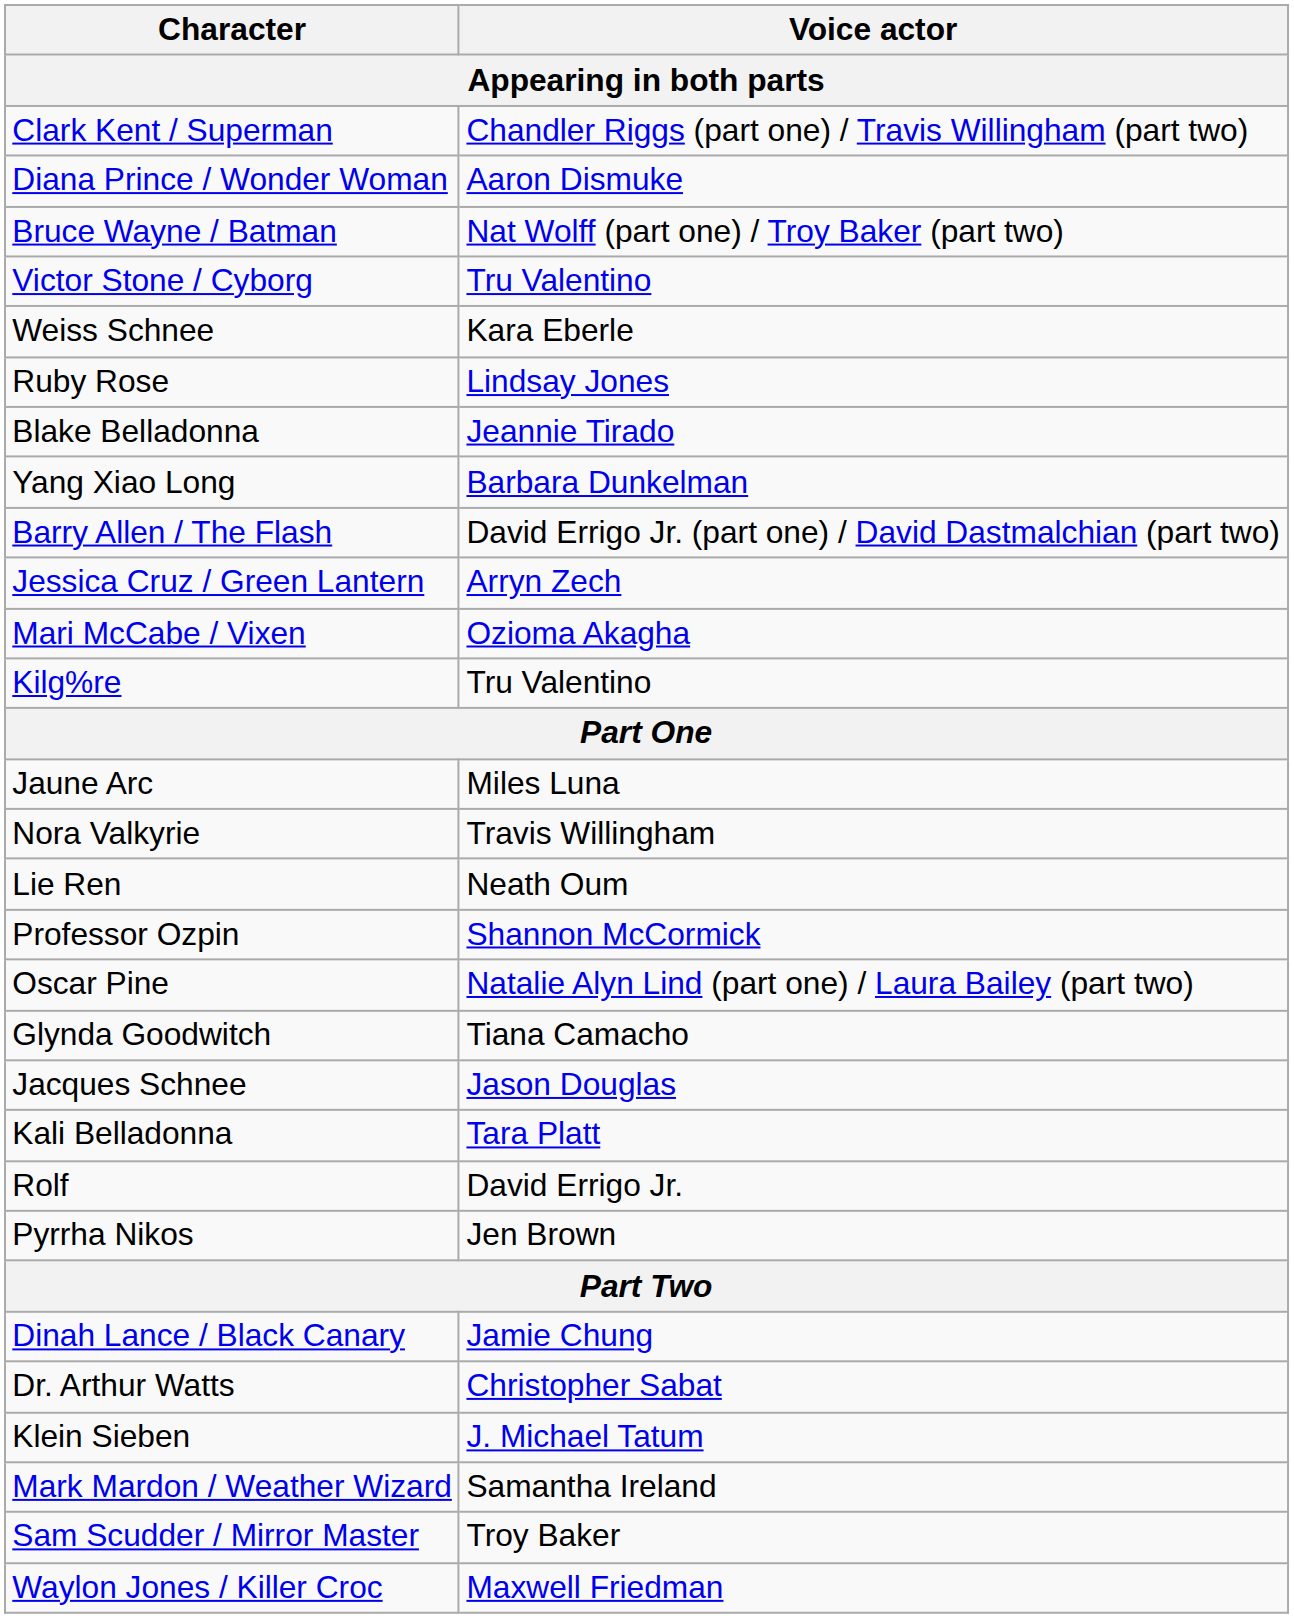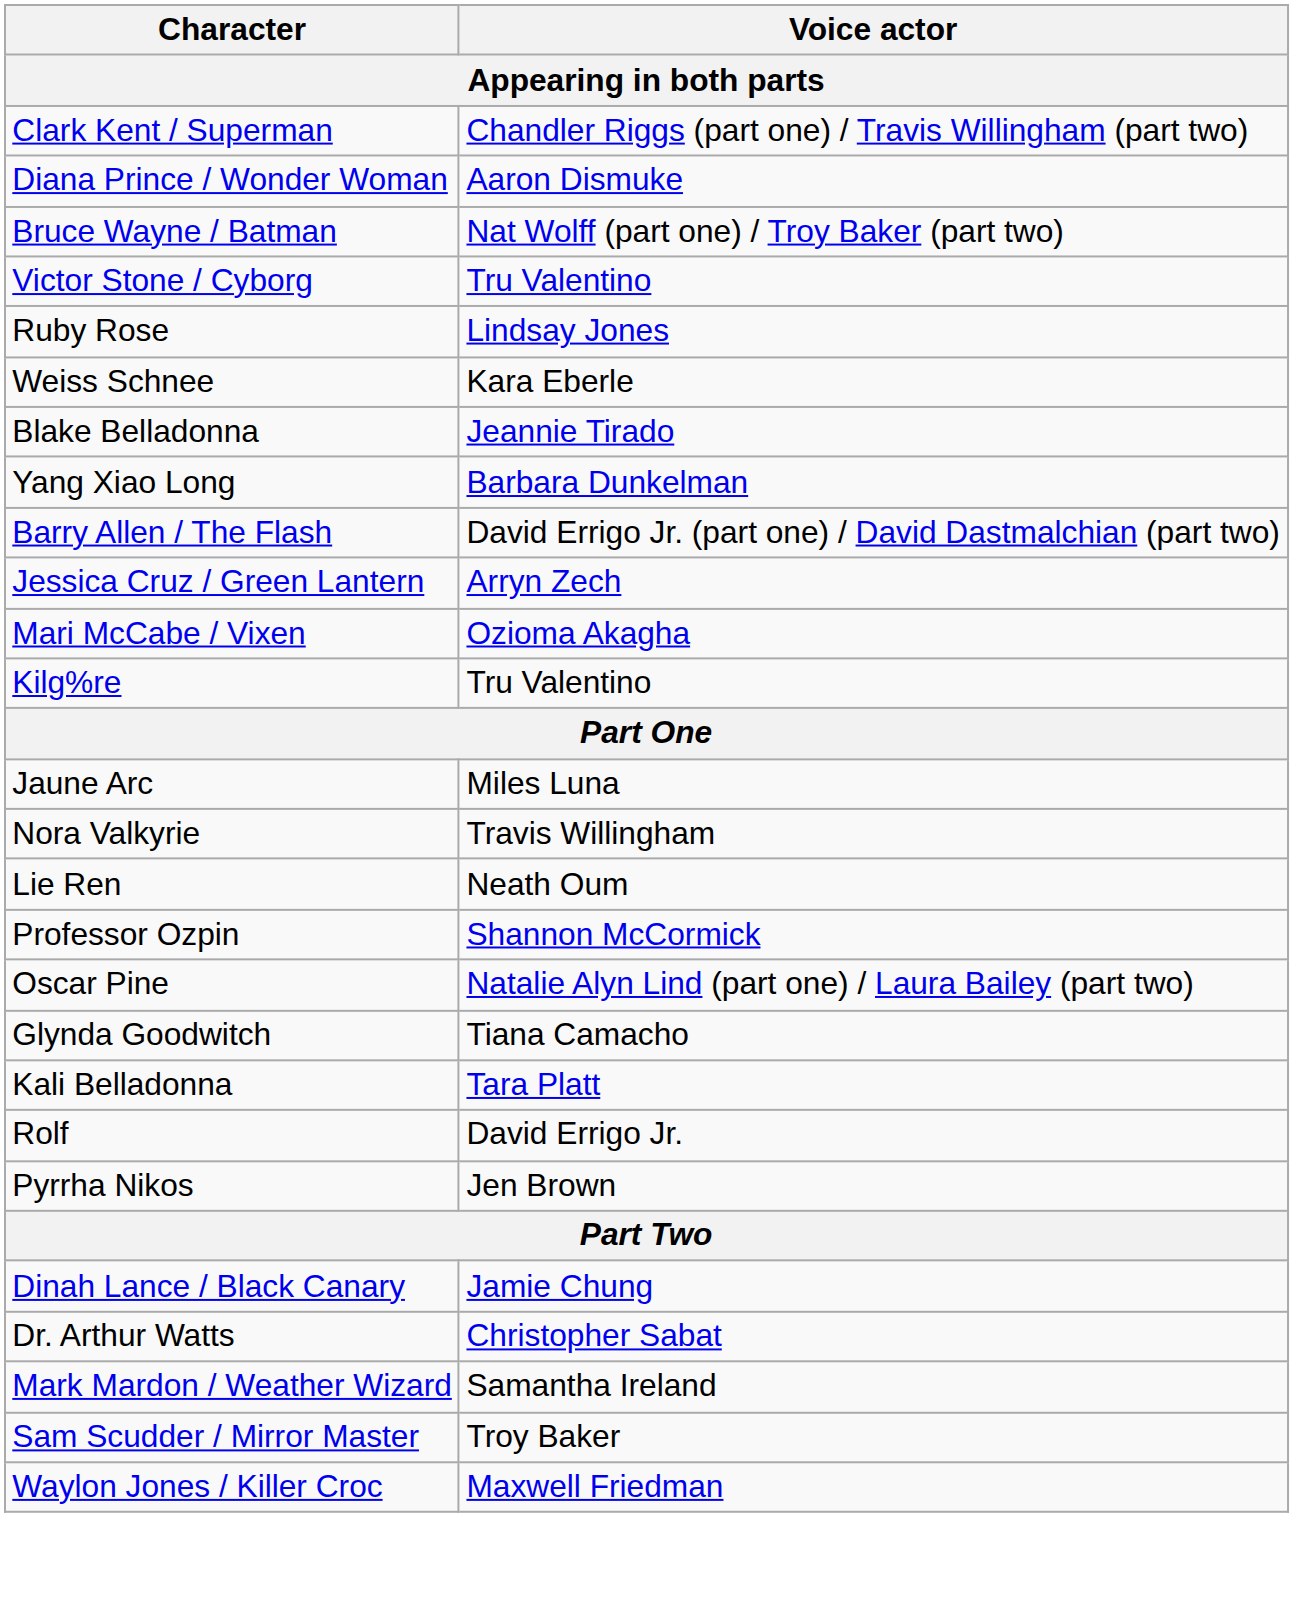rows swapped: (91, 381) <-> (113, 331)
- row: (129, 1084)
- row: (101, 1436)
